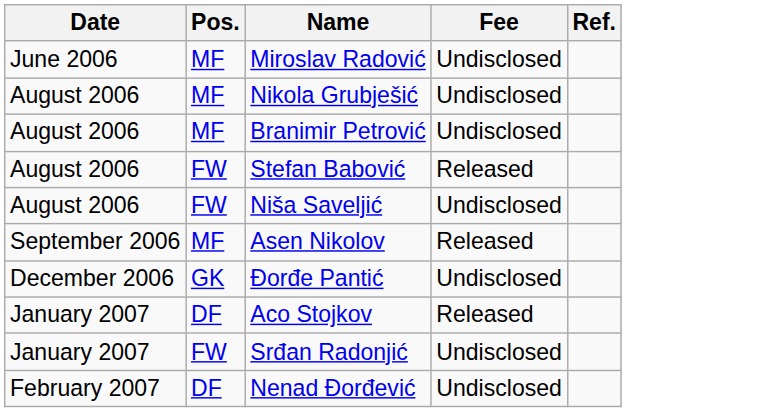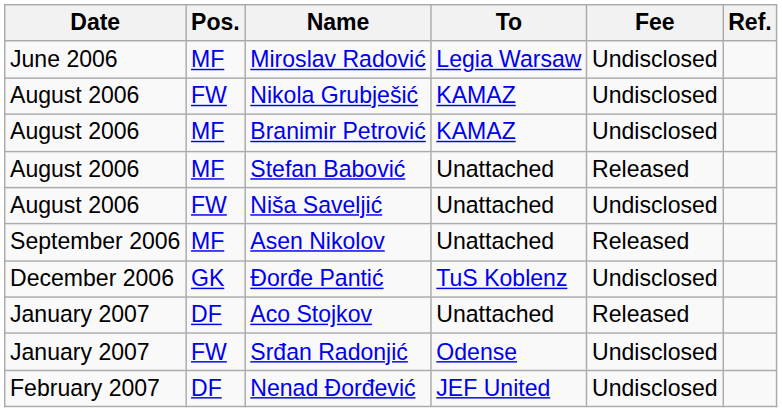+ column: (509, 22)
(208, 95) MF -> (209, 95) FW
(209, 168) FW -> (208, 168) MF
